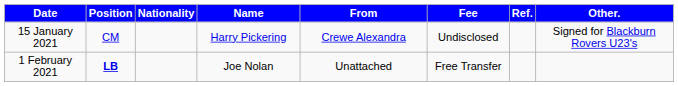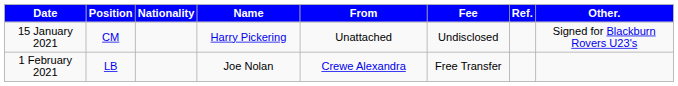(364, 37) Crewe Alexandra -> (364, 37) Unattached
(111, 67) bold -> (111, 67) normal
(364, 67) Unattached -> (364, 67) Crewe Alexandra
